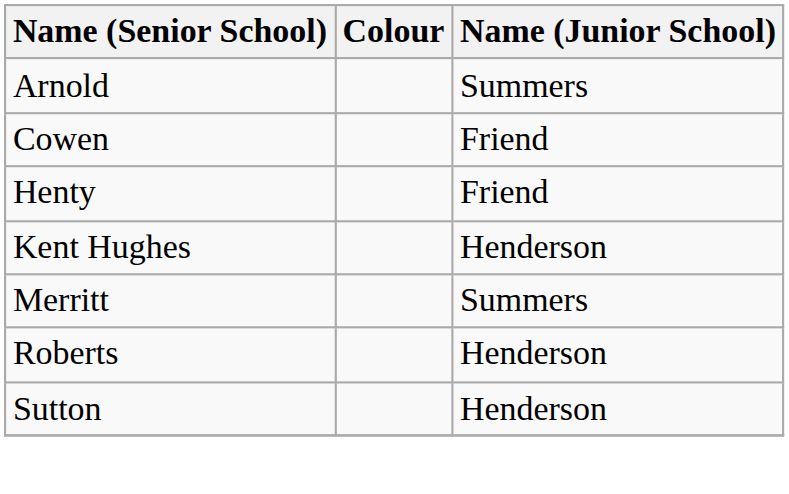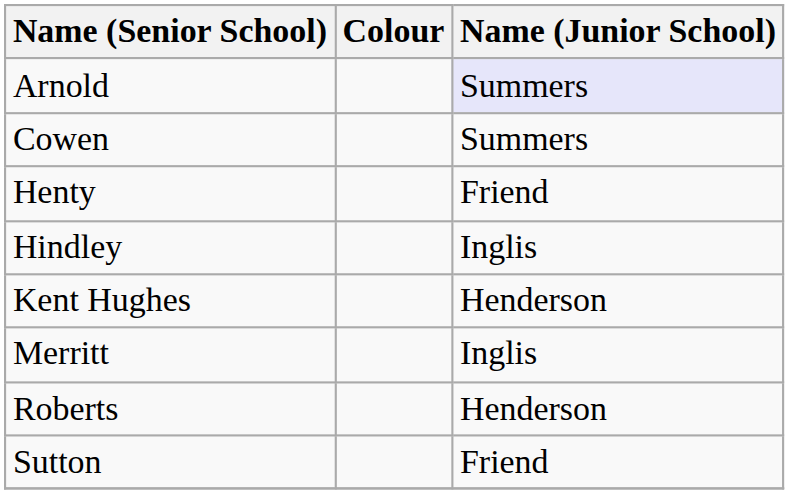(524, 85) no background -> (524, 85) lavender background
(504, 138) Friend -> (524, 138) Summers
+ row: (68, 246)
(524, 300) Summers -> (499, 354) Inglis
(533, 407) Henderson -> (504, 461) Friend
